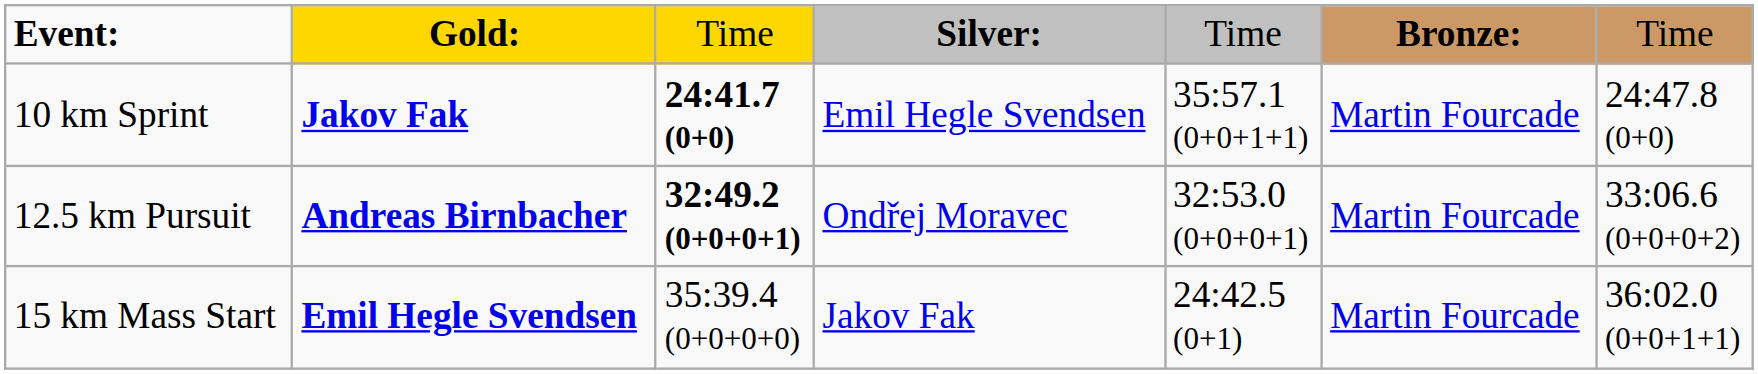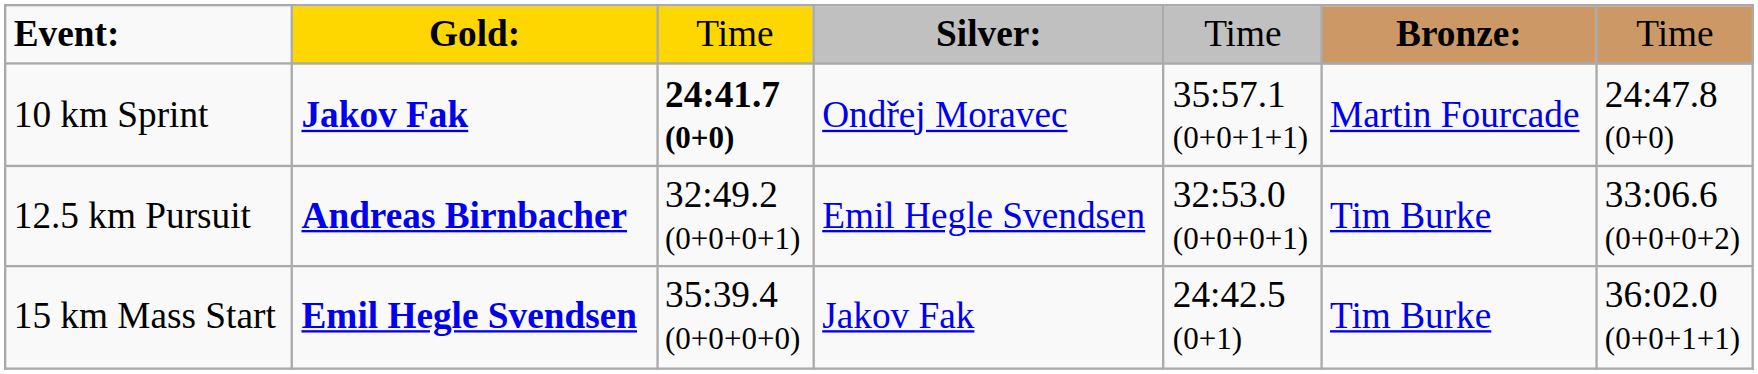(984, 114) Emil Hegle Svendsen -> (945, 114) Ondřej Moravec
(733, 215) bold -> (733, 215) normal
(945, 215) Ondřej Moravec -> (984, 215) Emil Hegle Svendsen
(1455, 215) Martin Fourcade -> (1411, 215) Tim Burke
(1455, 316) Martin Fourcade -> (1411, 316) Tim Burke
